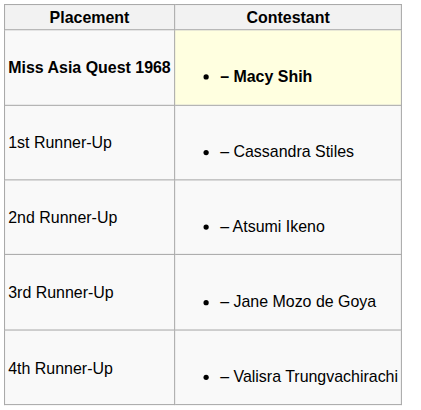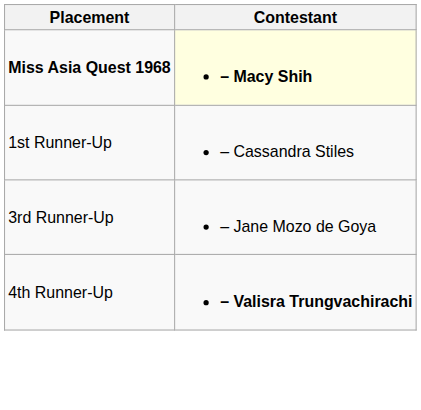- row: (63, 218)
(288, 376) normal -> (295, 301) bold
